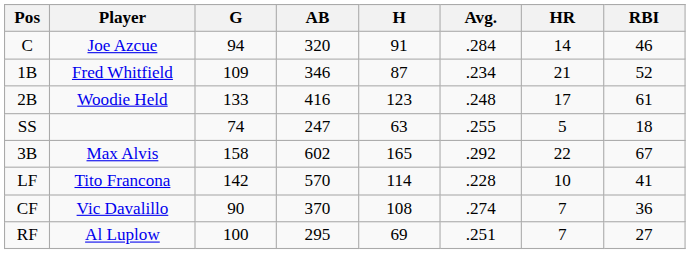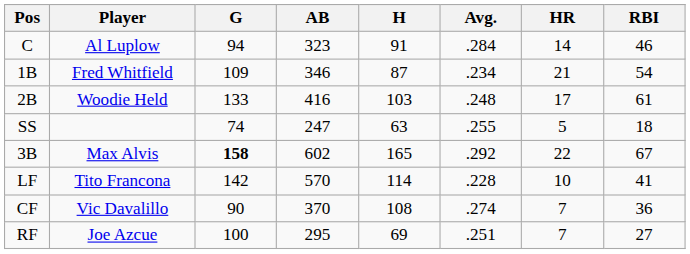(122, 45) Joe Azcue -> (122, 45) Al Luplow
(317, 45) 320 -> (317, 45) 323
(644, 72) 52 -> (644, 72) 54
(399, 99) 123 -> (399, 99) 103
(236, 153) normal -> (236, 153) bold
(122, 235) Al Luplow -> (122, 235) Joe Azcue
